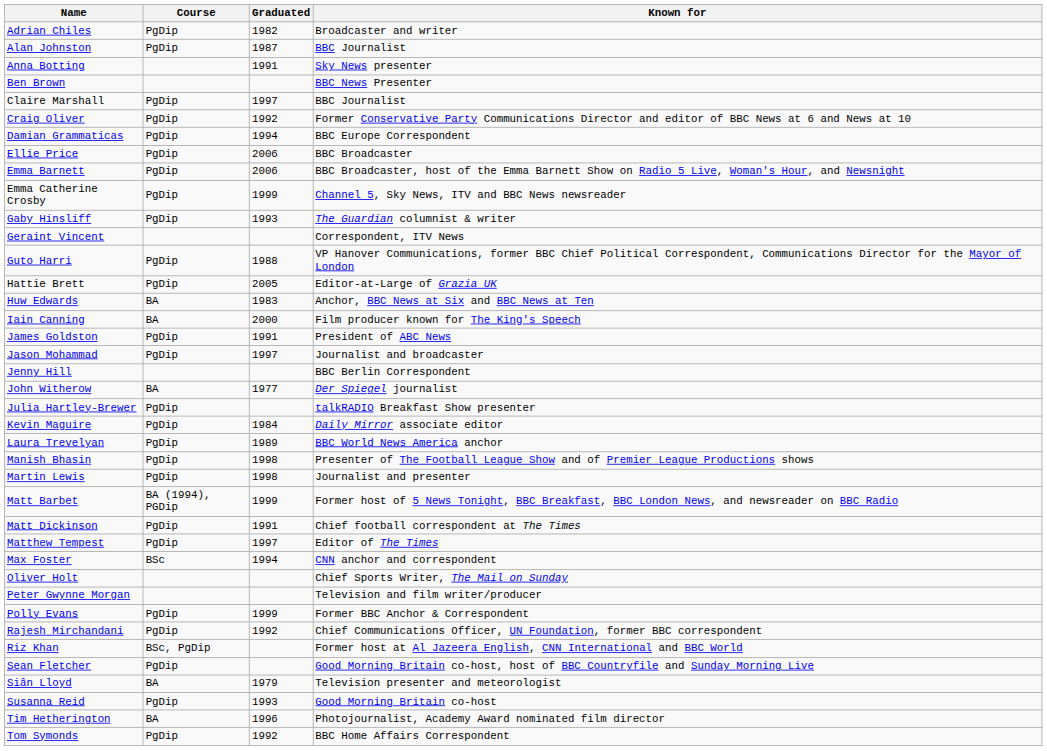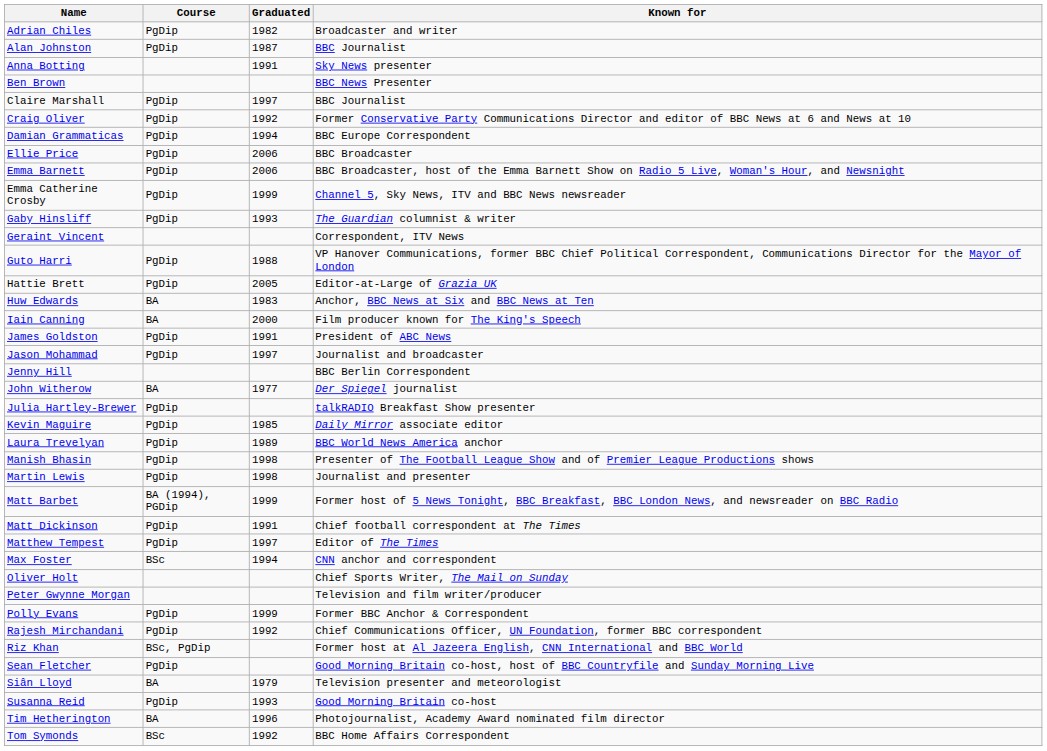(265, 425) 1984 -> (265, 425) 1985
(162, 736) PgDip -> (155, 736) BSc
